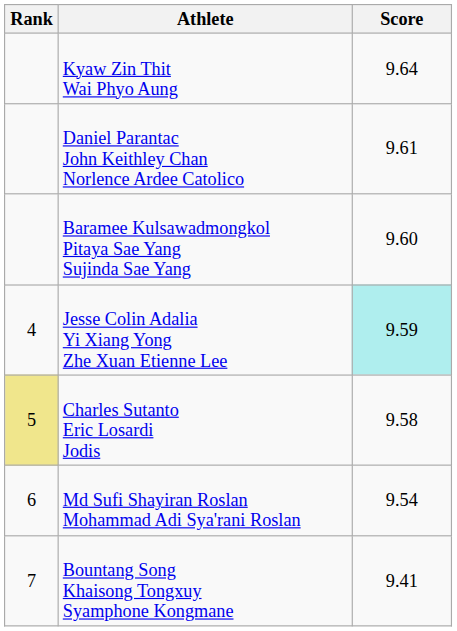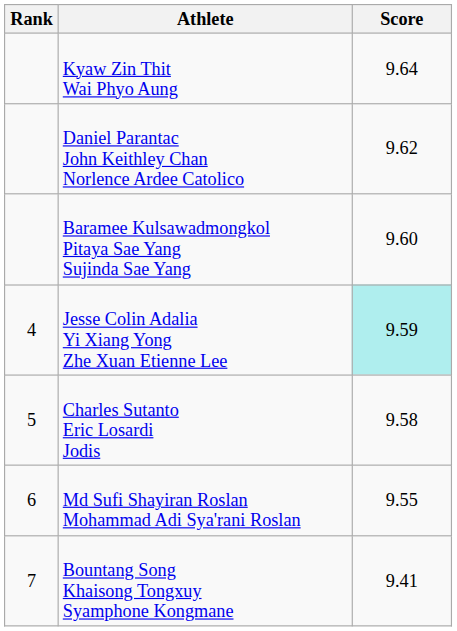(402, 148) 9.61 -> (402, 148) 9.62
(32, 420) khaki background -> (32, 420) no background
(402, 500) 9.54 -> (402, 500) 9.55
